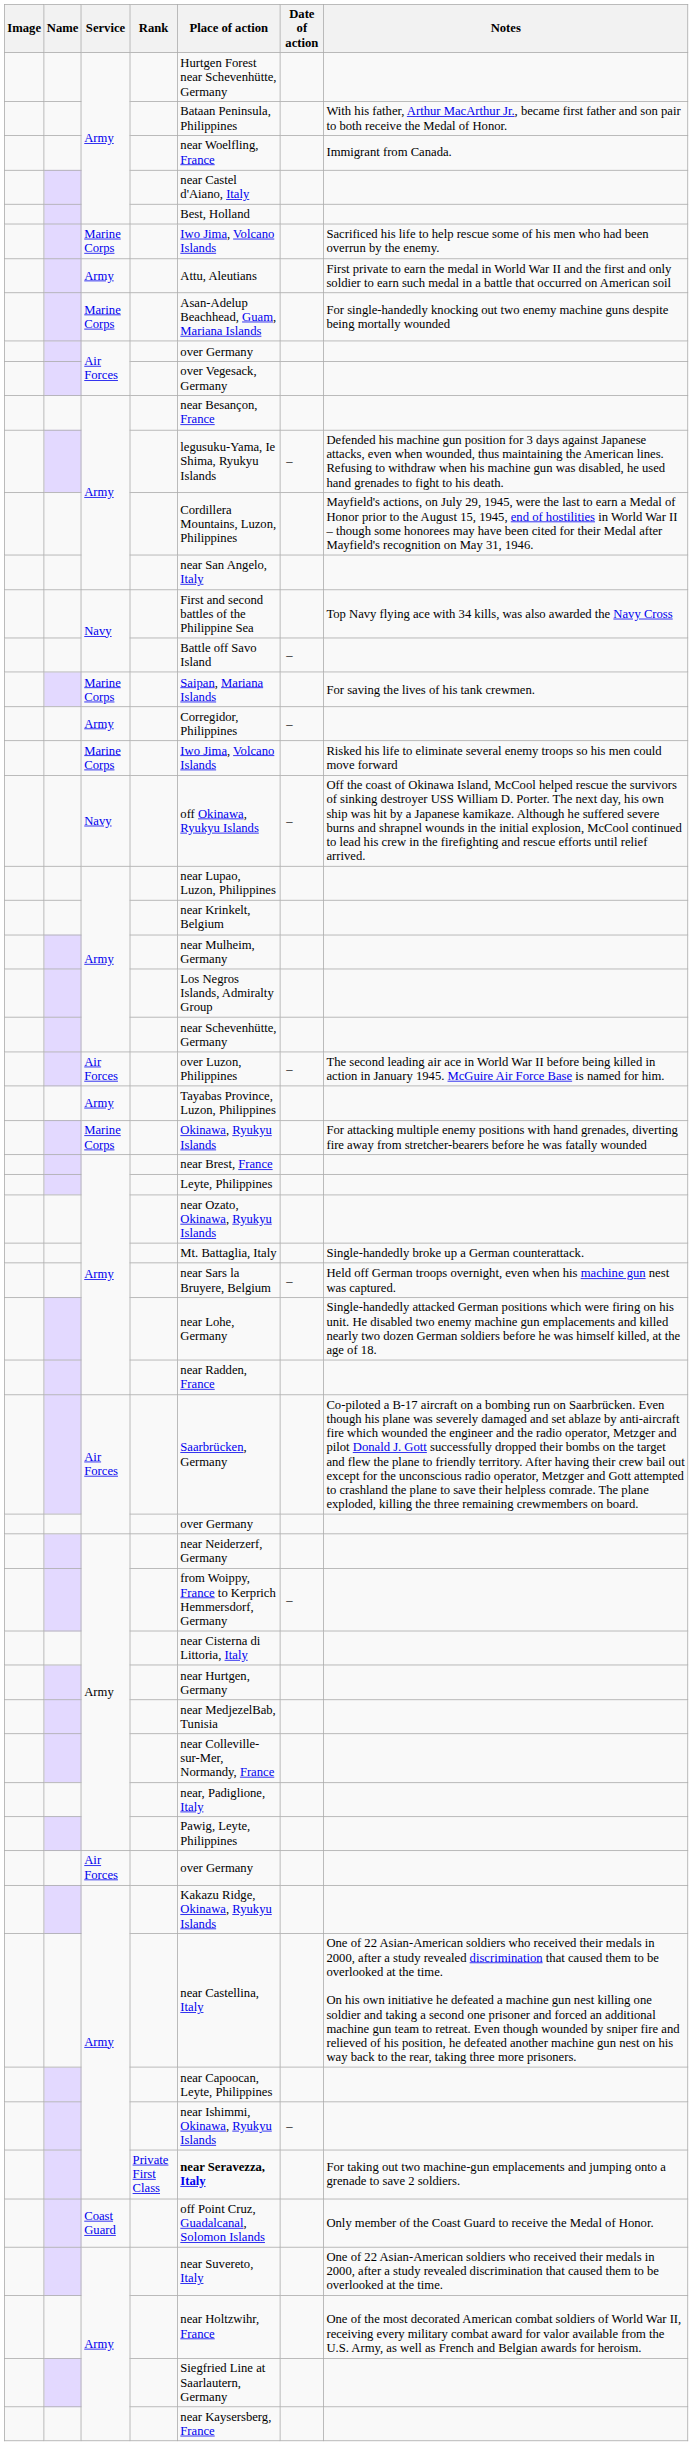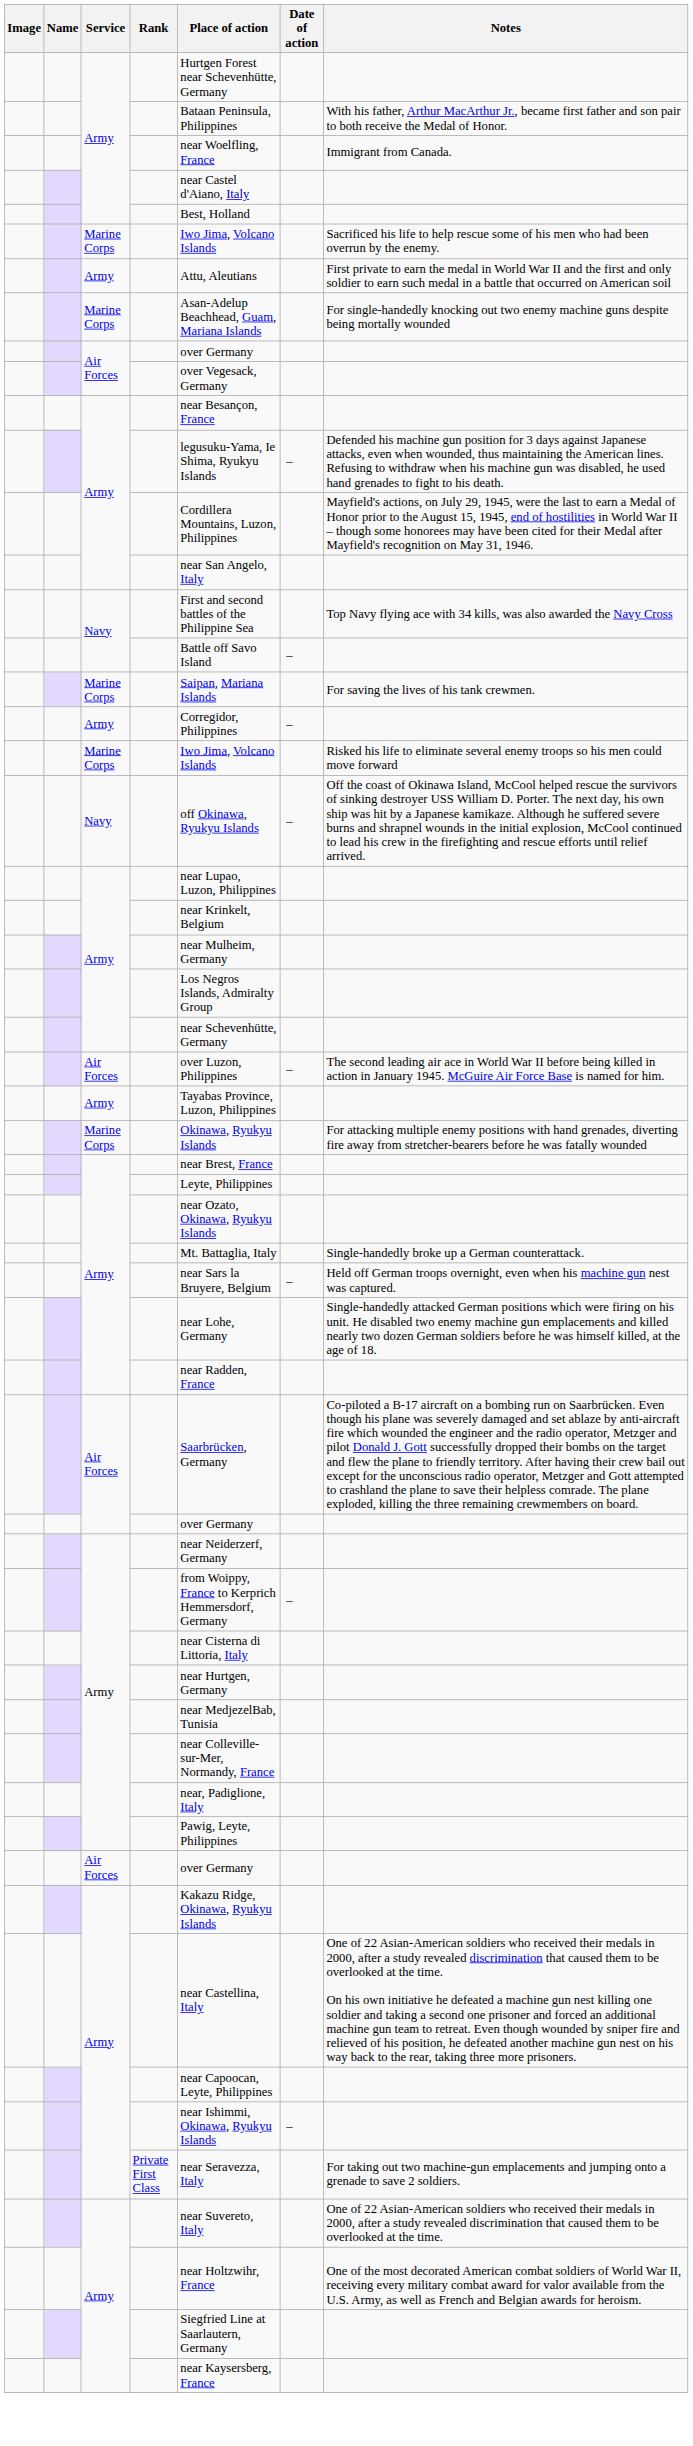(223, 2174) bold -> (220, 2174) normal
- row: (100, 2222)
